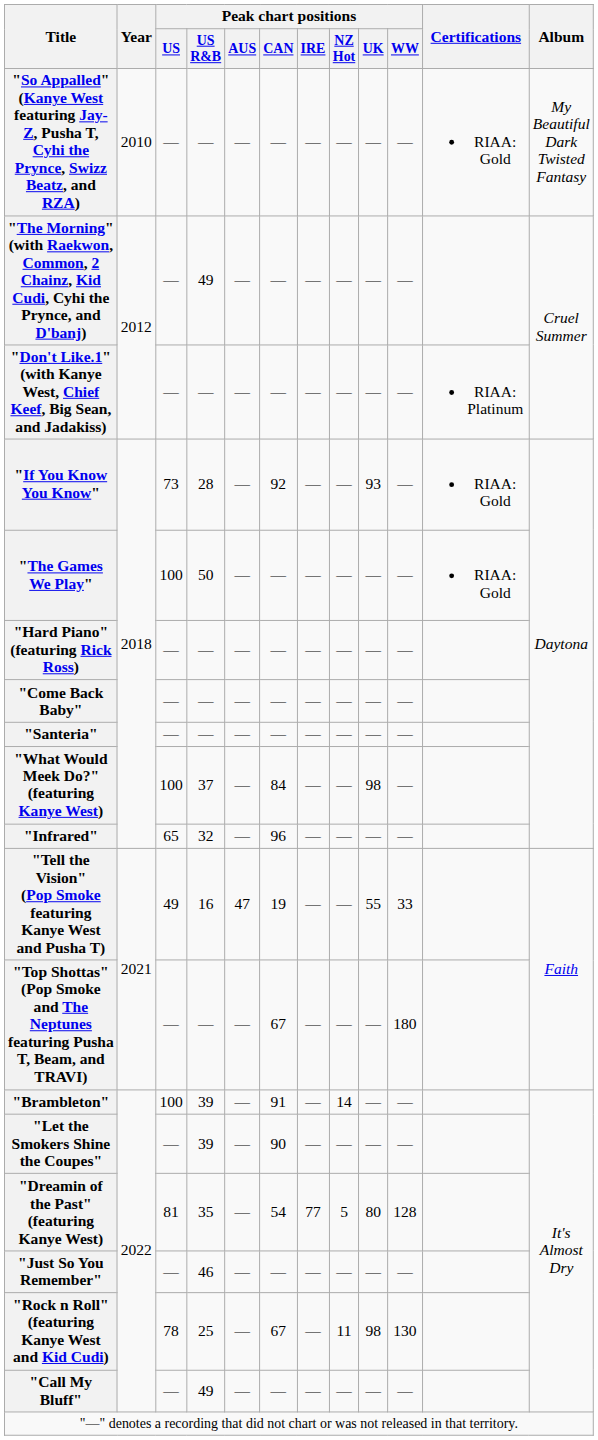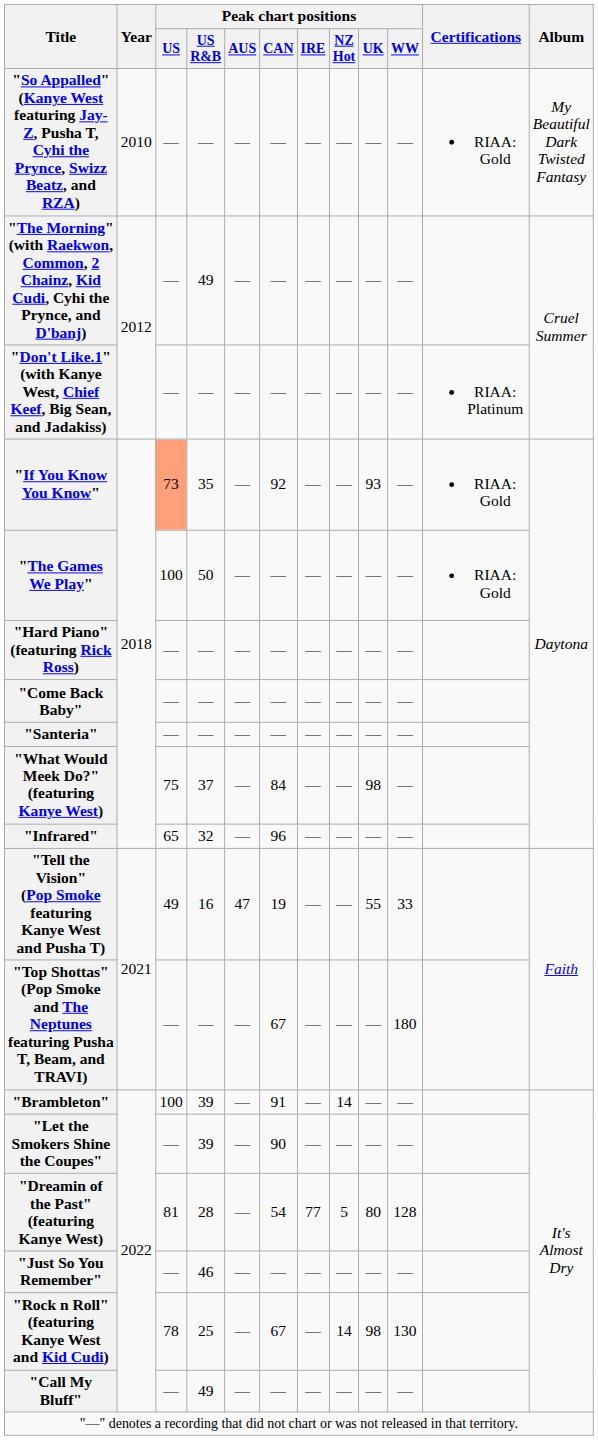(171, 484) no background -> (171, 484) lightsalmon background
(206, 484) 28 -> (206, 484) 35
(171, 785) 100 -> (171, 785) 75
(206, 1212) 35 -> (206, 1212) 28
(344, 1331) 11 -> (344, 1331) 14
